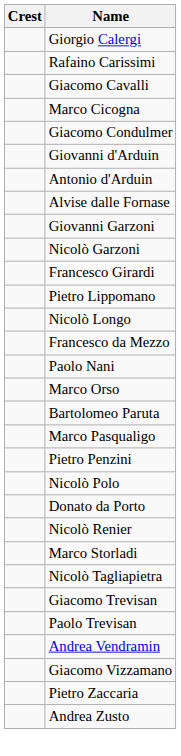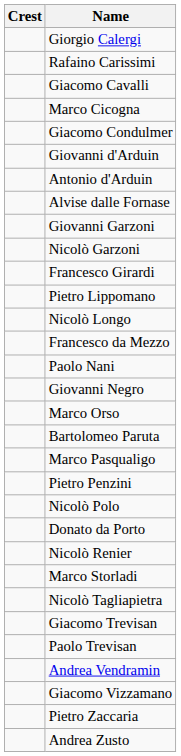+ row: (96, 389)
